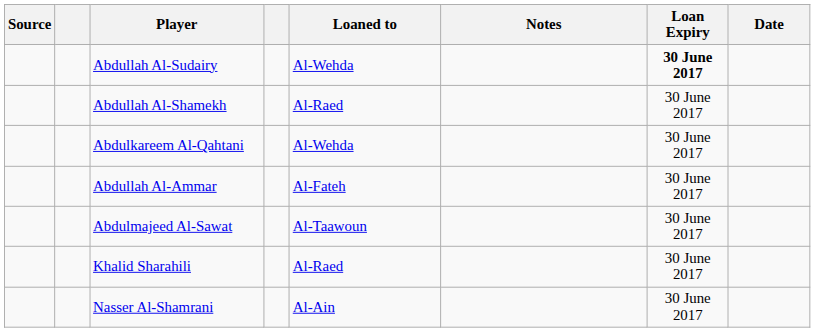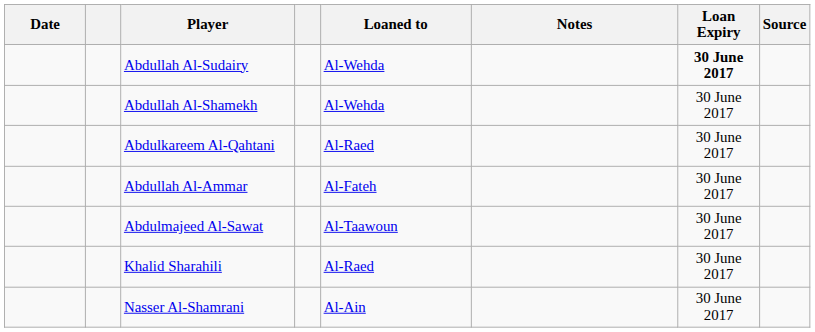columns swapped: (769, 24) <-> (30, 24)
(318, 105) Al-Raed -> (354, 105) Al-Wehda
(323, 145) Al-Wehda -> (349, 145) Al-Raed
